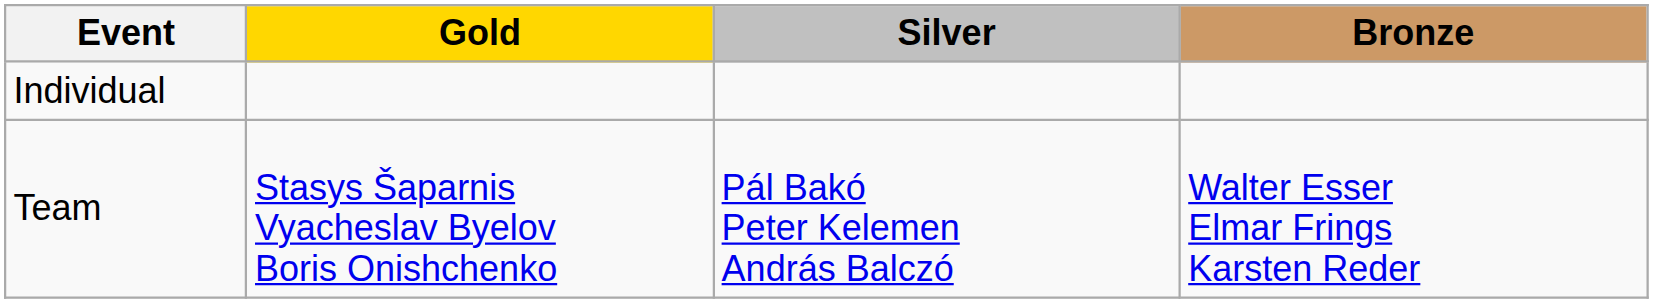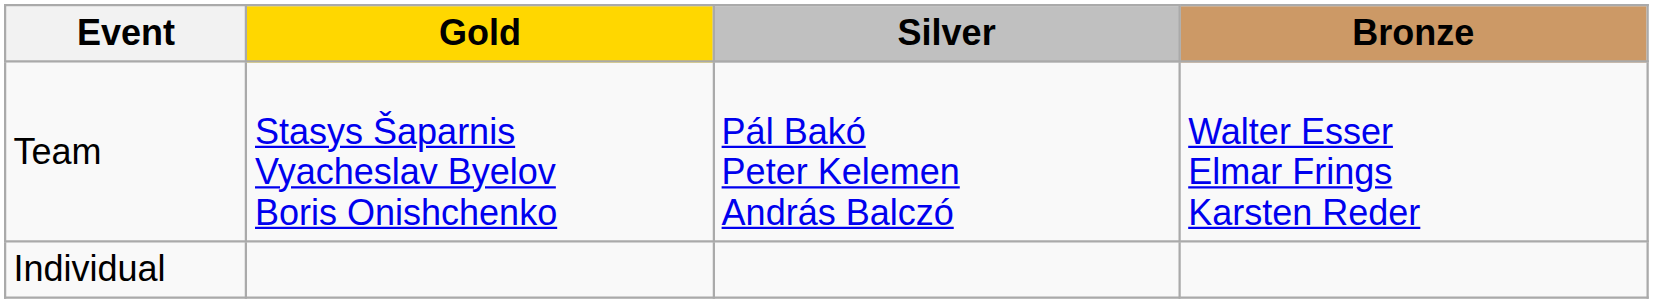rows swapped: (89, 90) <-> (57, 207)
